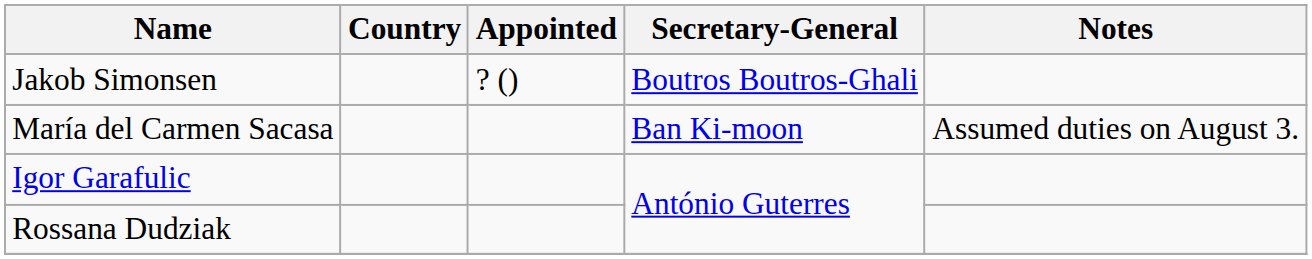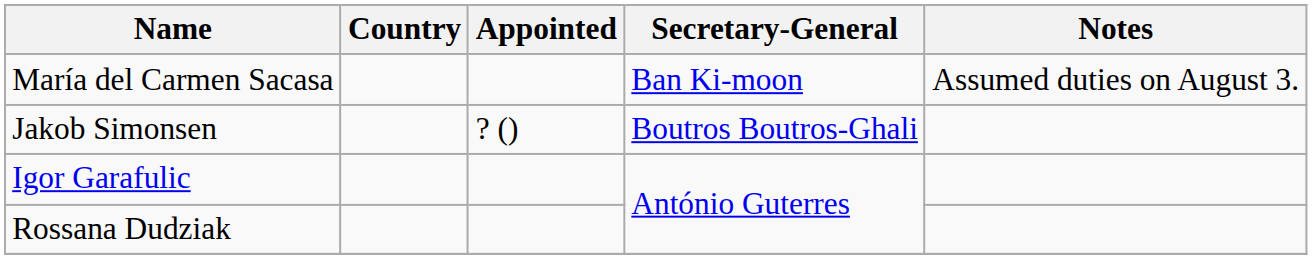rows swapped: (115, 79) <-> (173, 128)
